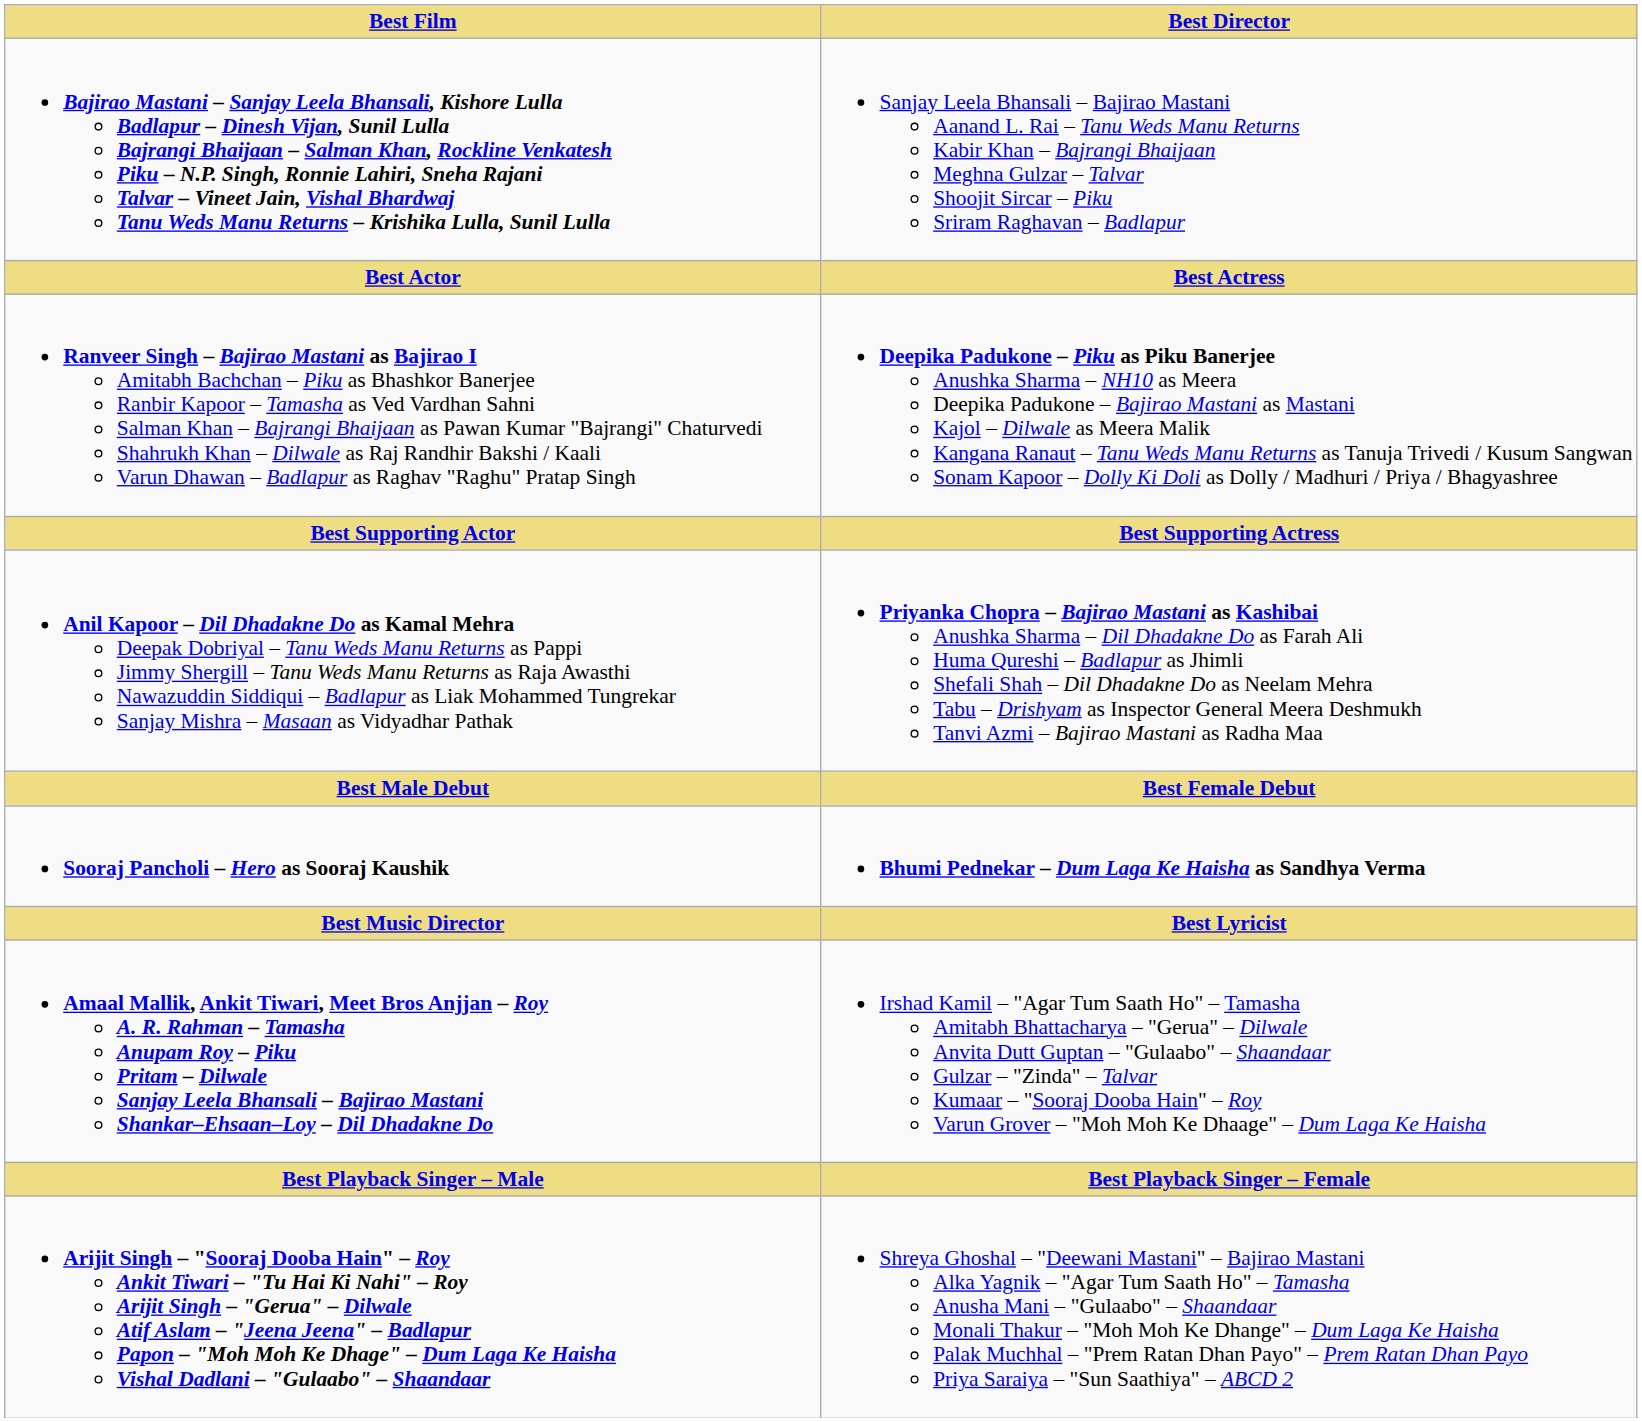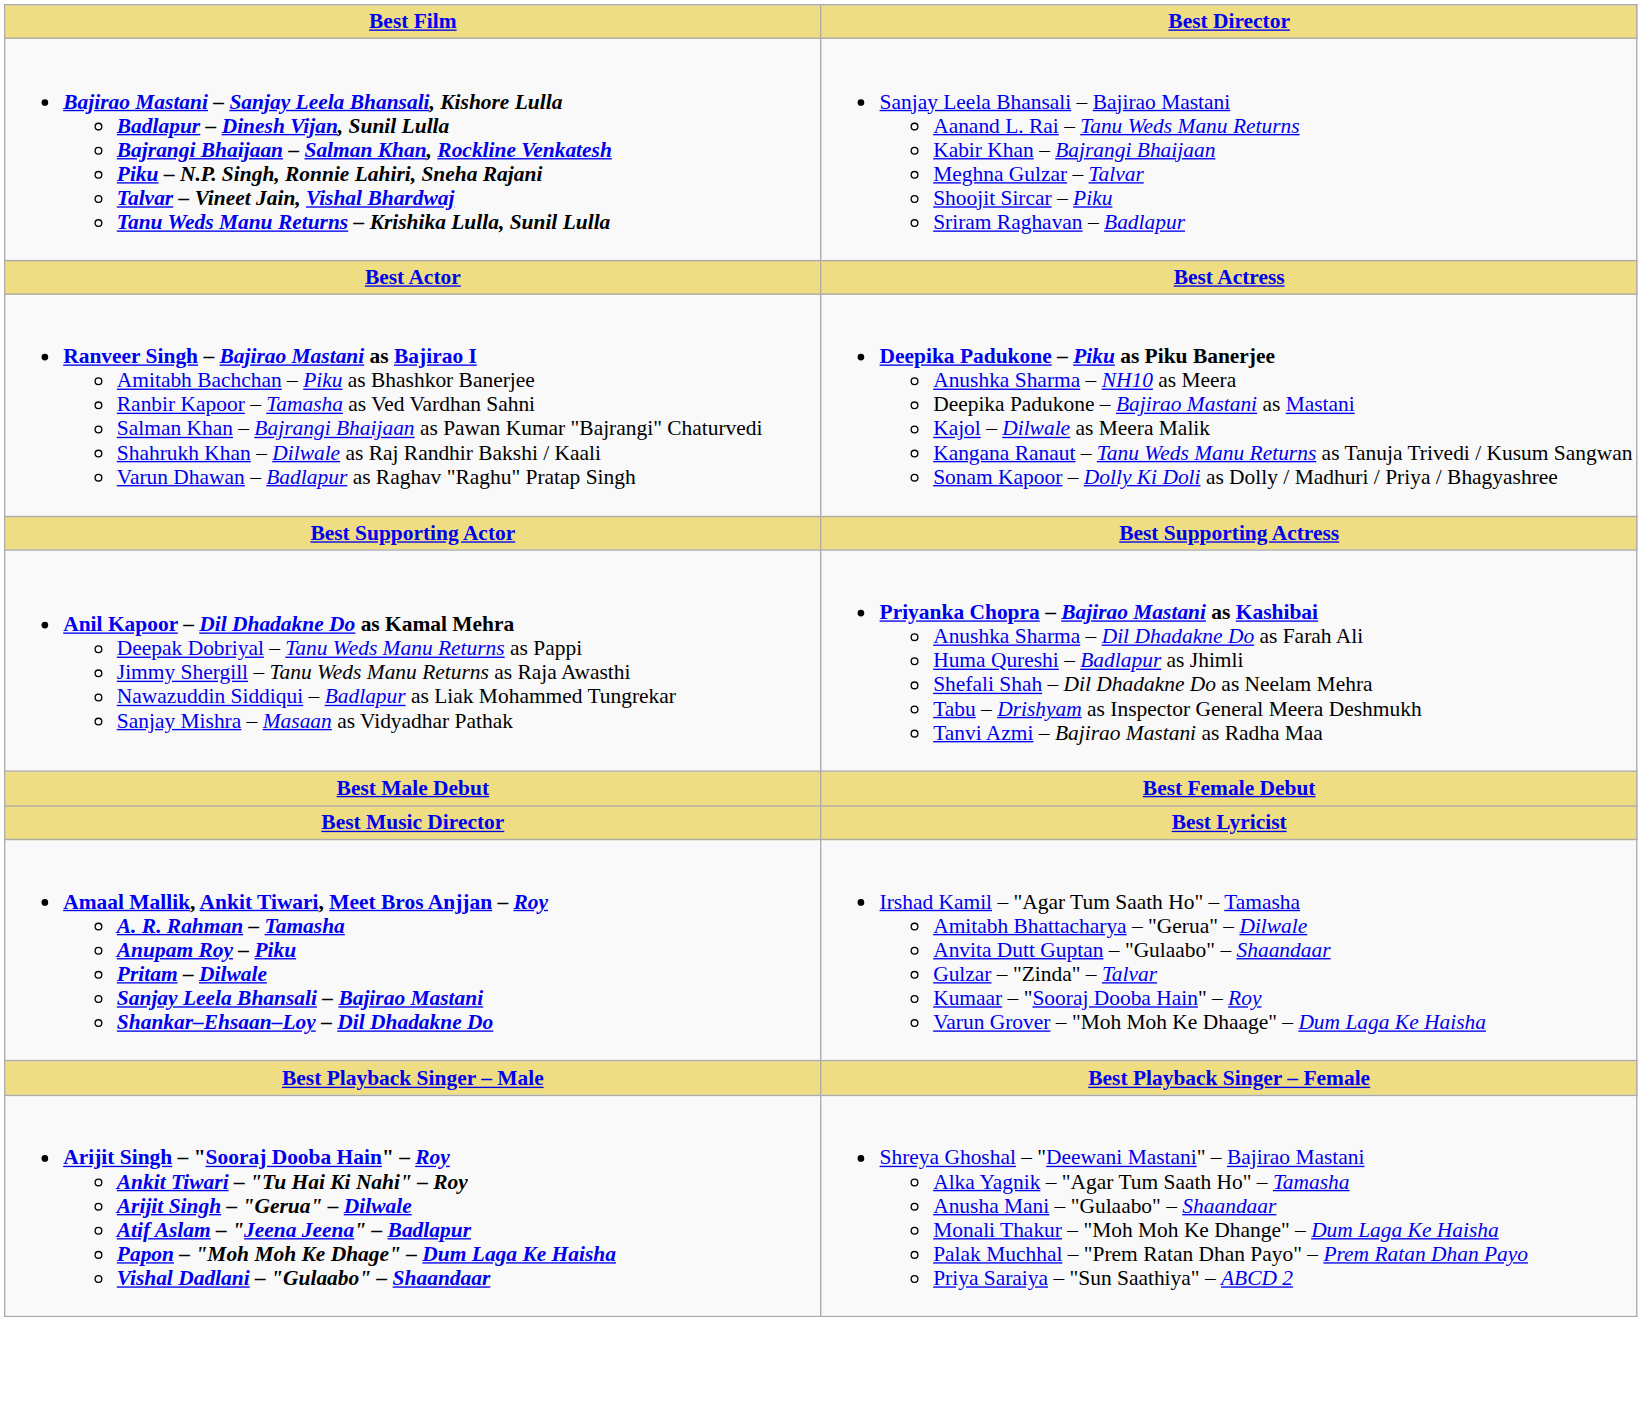- row: (413, 868)
